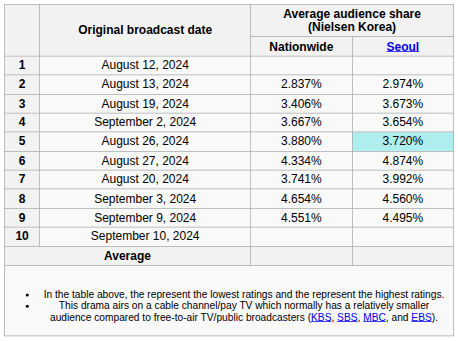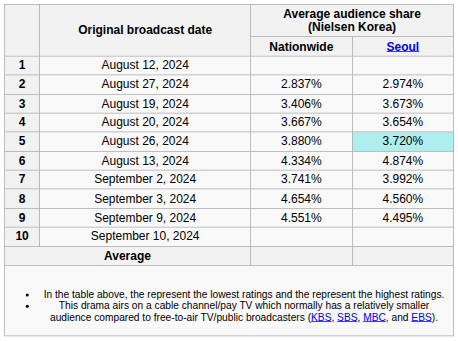(145, 84) August 13, 2024 -> (145, 84) August 27, 2024
(145, 122) September 2, 2024 -> (145, 122) August 20, 2024
(145, 160) August 27, 2024 -> (145, 160) August 13, 2024
(145, 179) August 20, 2024 -> (145, 179) September 2, 2024
